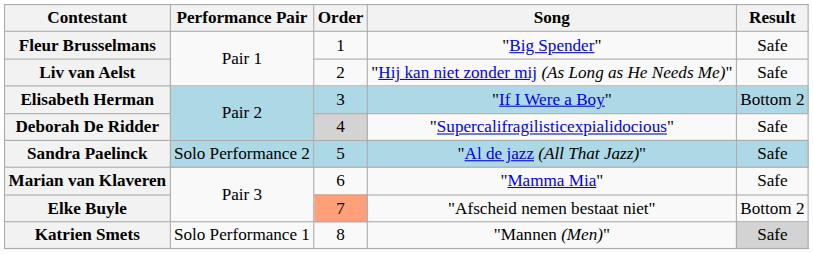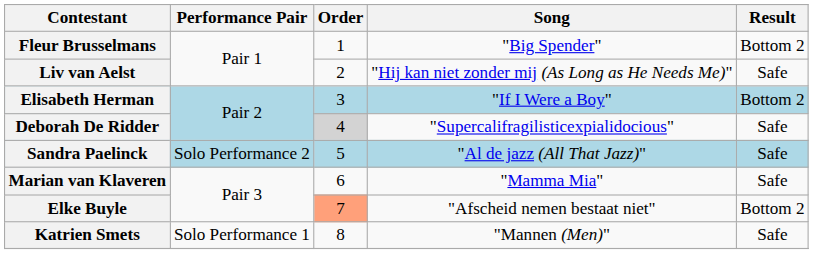(772, 45) Safe -> (772, 45) Bottom 2
(772, 235) lightgrey background -> (772, 235) no background
